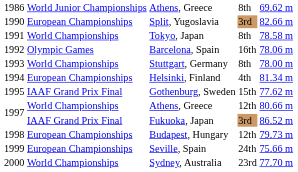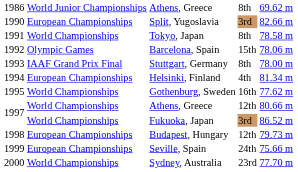(247, 50) 16th -> (247, 50) 15th
(73, 64) World Championships -> (75, 64) IAAF Grand Prix Final
(75, 92) IAAF Grand Prix Final -> (73, 92) World Championships
(247, 92) 15th -> (247, 92) 16th
(75, 120) IAAF Grand Prix Final -> (73, 120) World Championships
